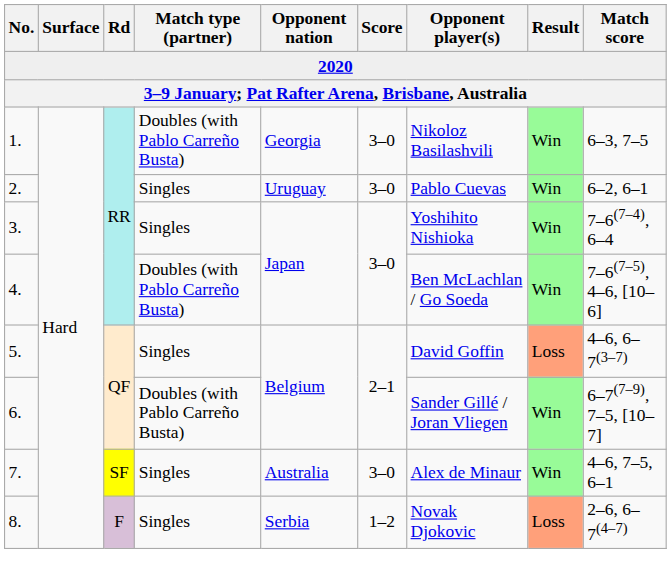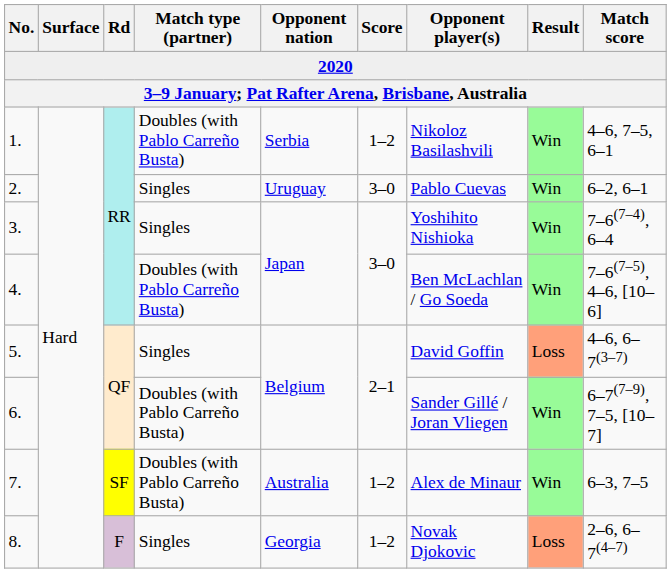(293, 140) Georgia -> (287, 140) Serbia
(382, 140) 3–0 -> (382, 140) 1–2
(618, 140) 6–3, 7–5 -> (620, 140) 4–6, 7–5, 6–1
(164, 472) Singles -> (189, 482) Doubles (with Pablo Carreño Busta)
(382, 472) 3–0 -> (382, 482) 1–2
(620, 472) 4–6, 7–5, 6–1 -> (618, 482) 6–3, 7–5
(287, 522) Serbia -> (293, 541) Georgia
